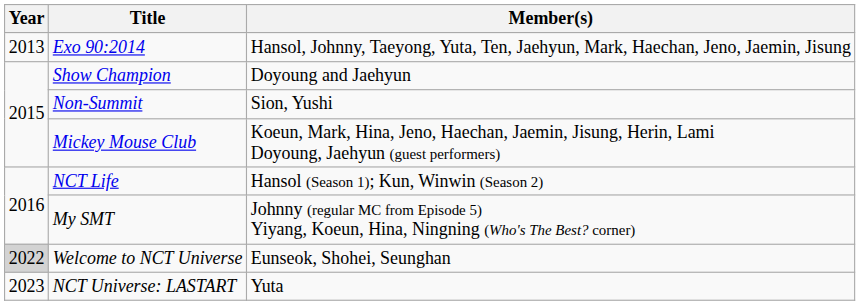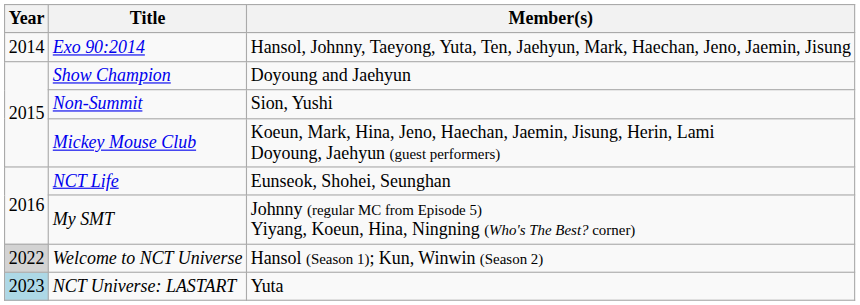(27, 47) 2013 -> (27, 47) 2014
(397, 180) Hansol (Season 1); Kun, Winwin (Season 2) -> (351, 180) Eunseok, Shohei, Seunghan
(351, 257) Eunseok, Shohei, Seunghan -> (397, 257) Hansol (Season 1); Kun, Winwin (Season 2)
(27, 286) no background -> (27, 286) lightblue background
